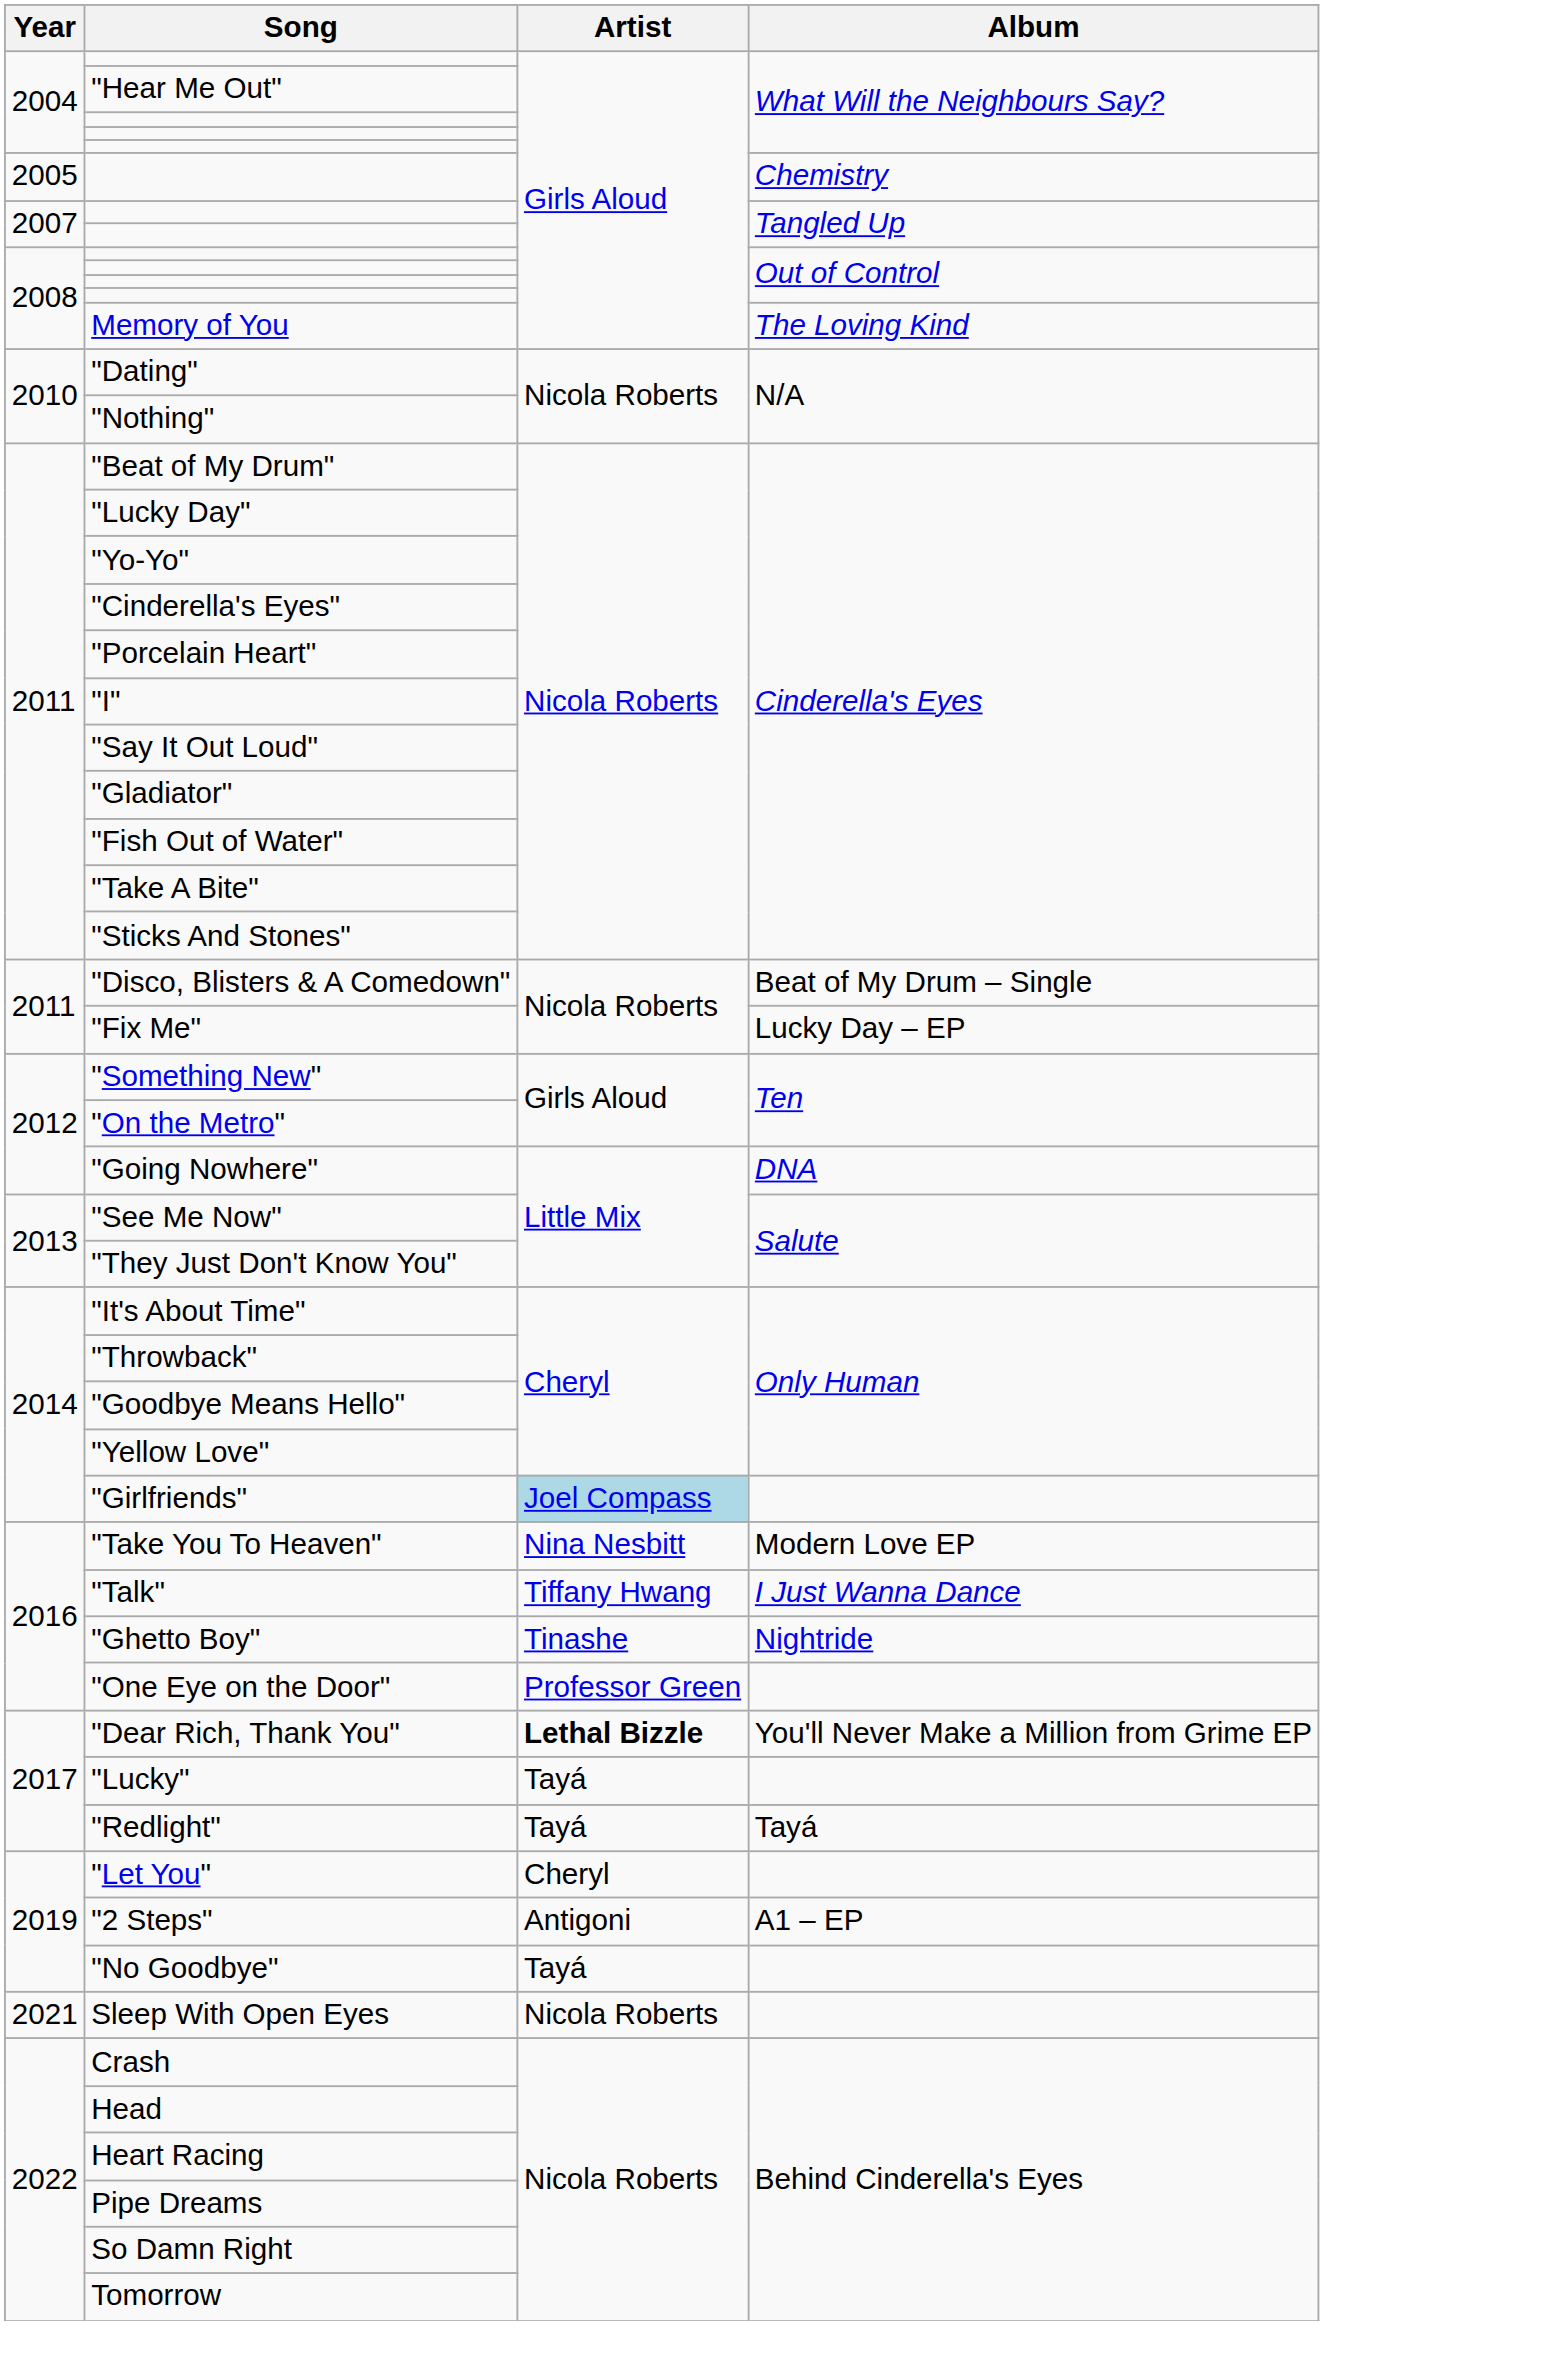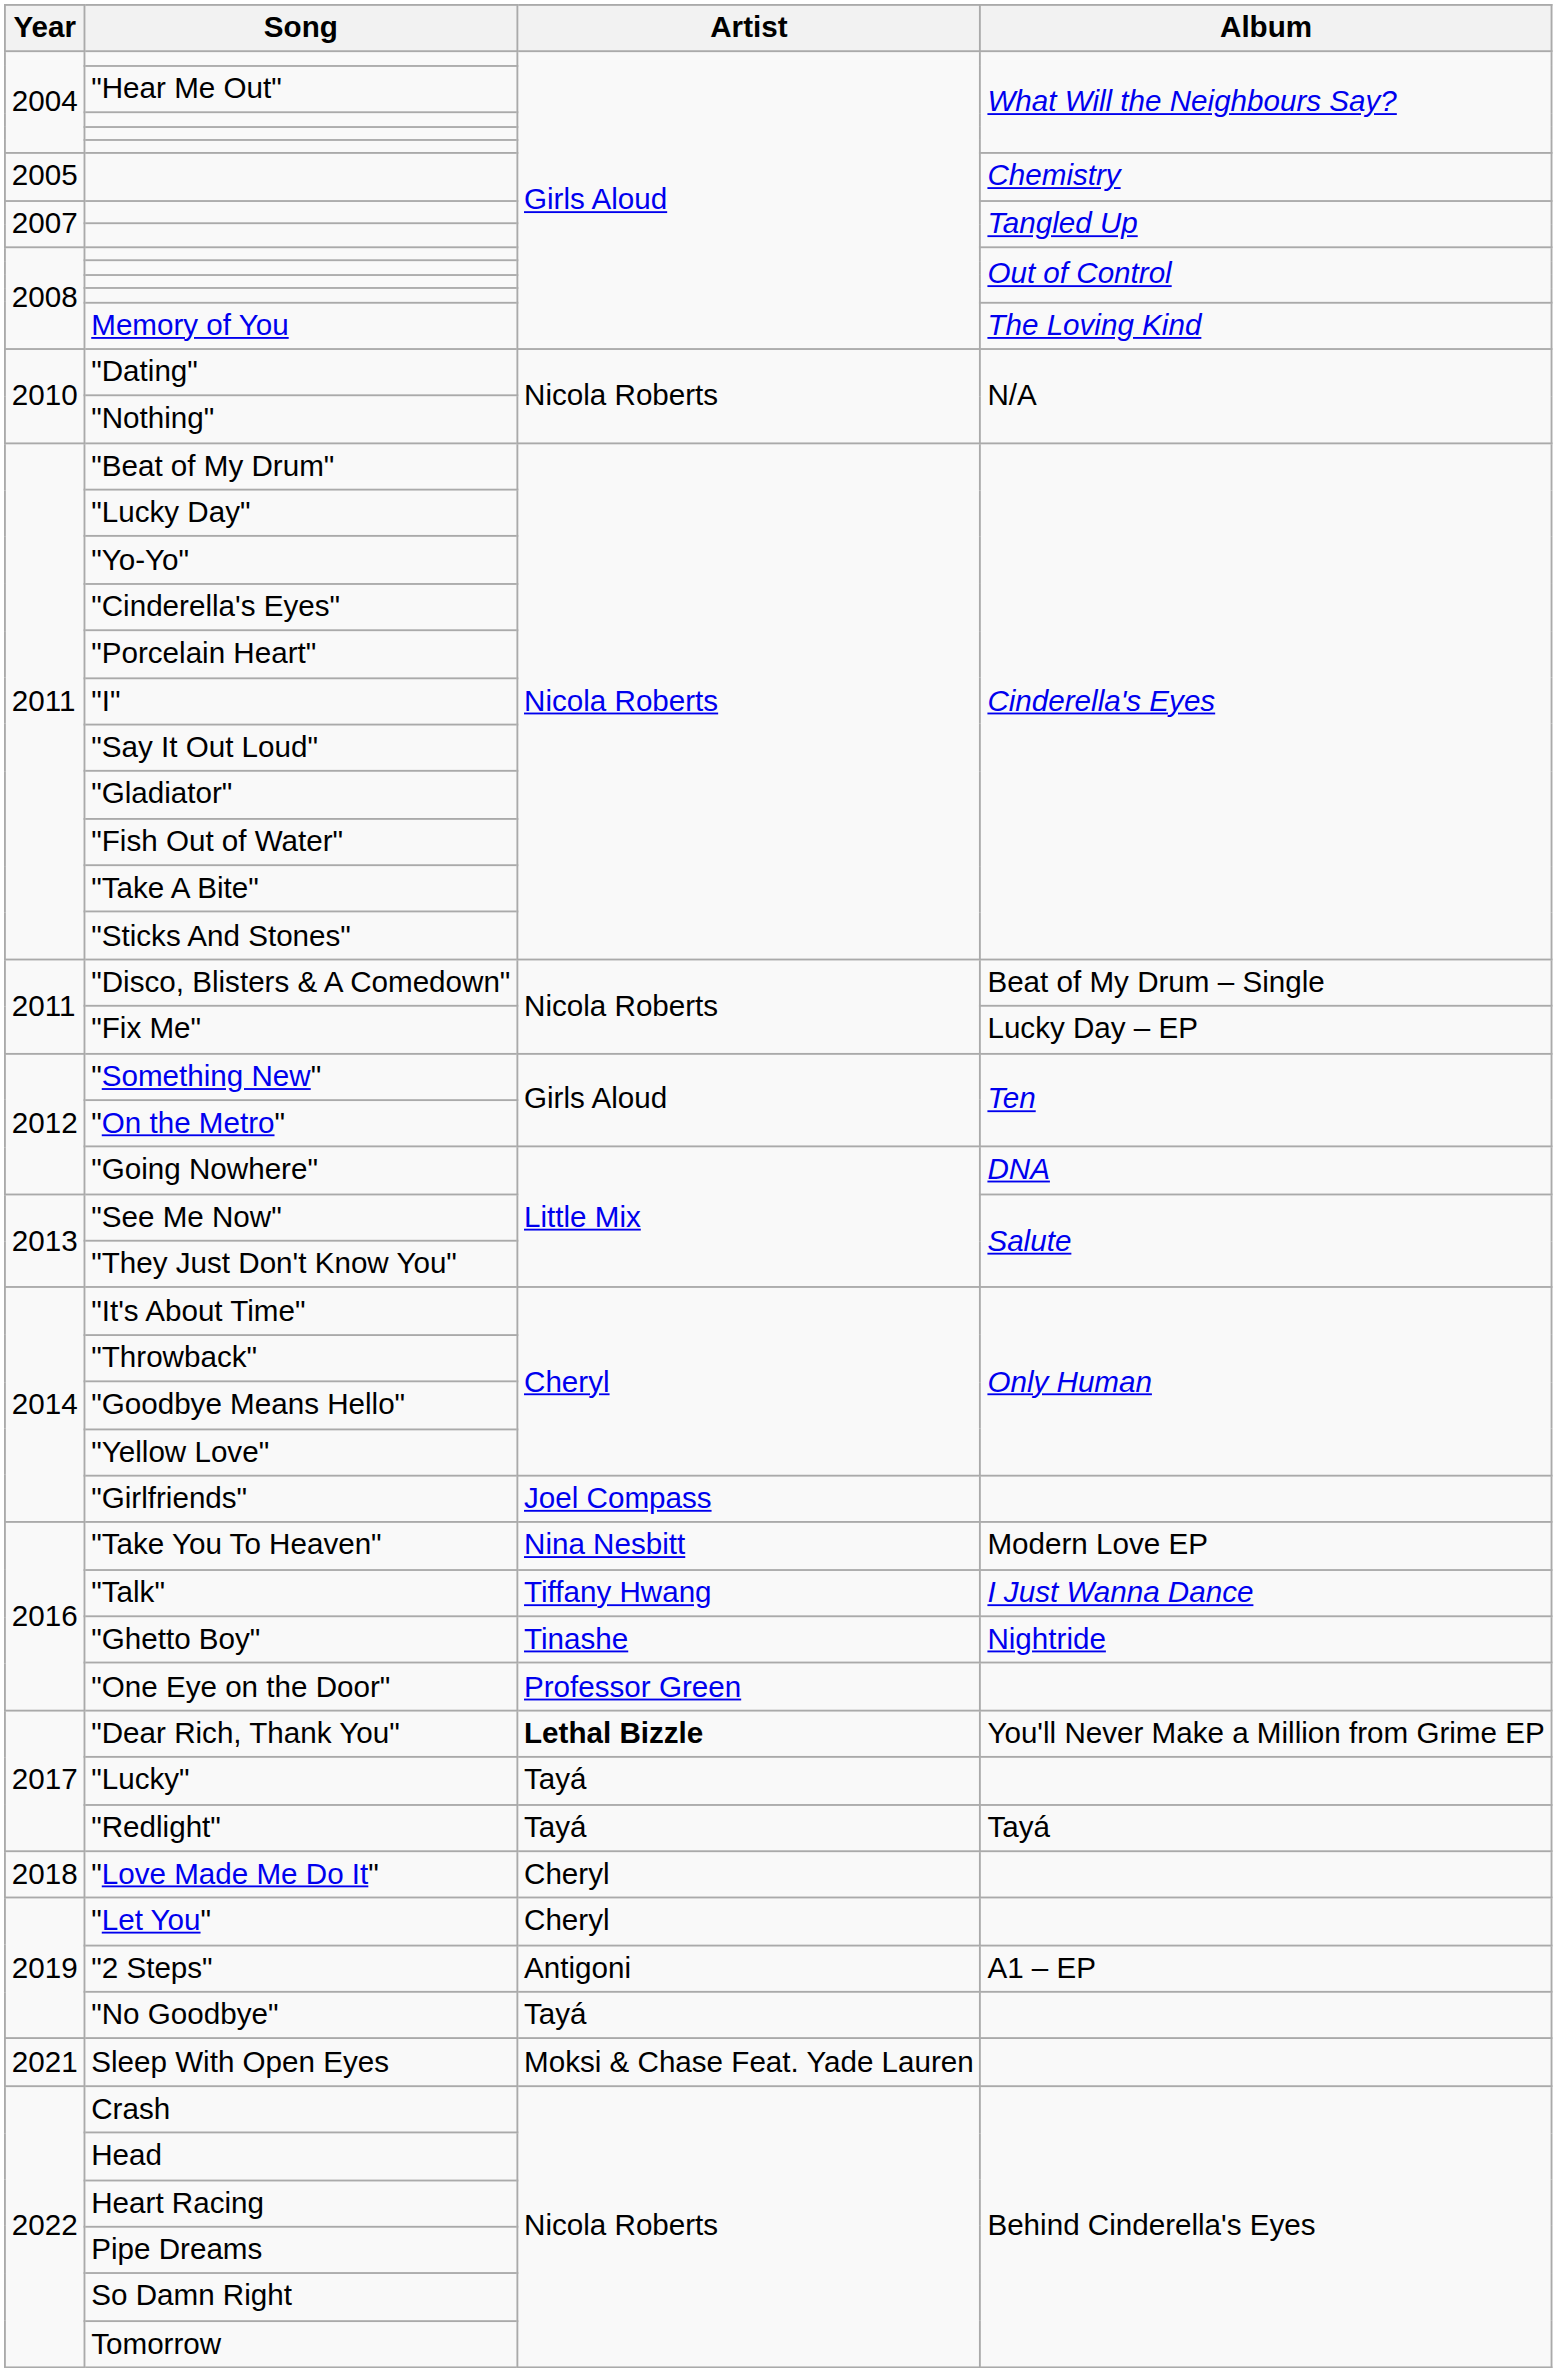(618, 1498) lightblue background -> (618, 1498) no background
+ row: (235, 1874)
(621, 2014) Nicola Roberts -> (749, 2061) Moksi & Chase Feat. Yade Lauren
